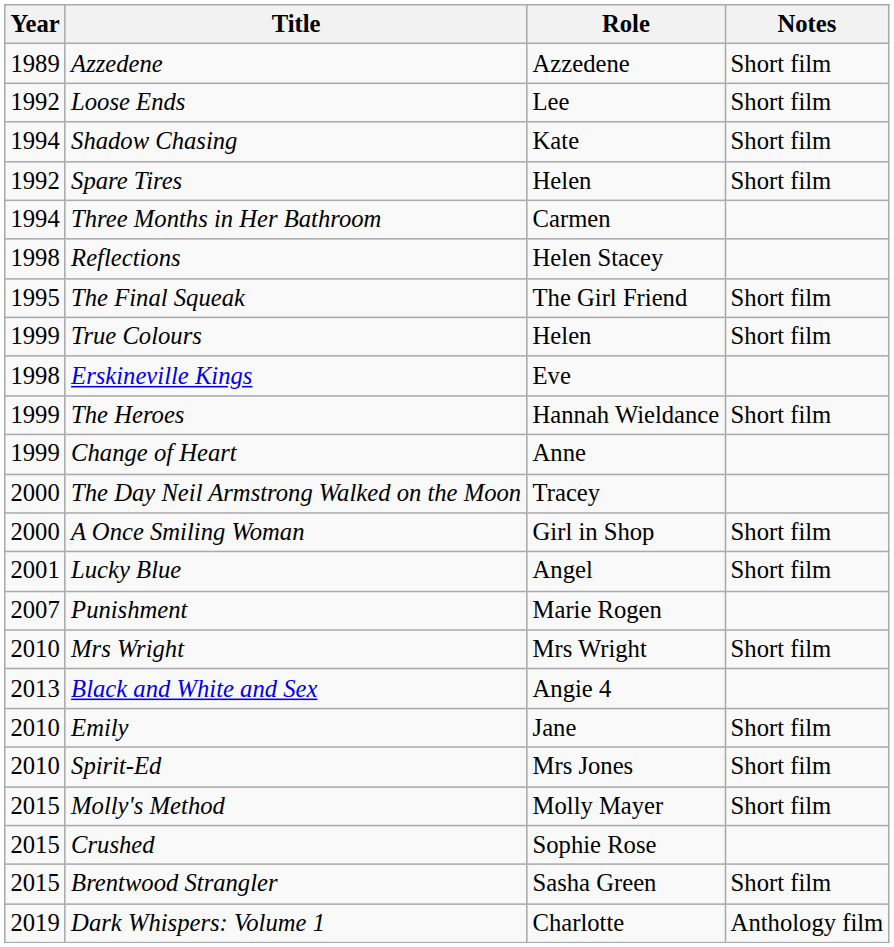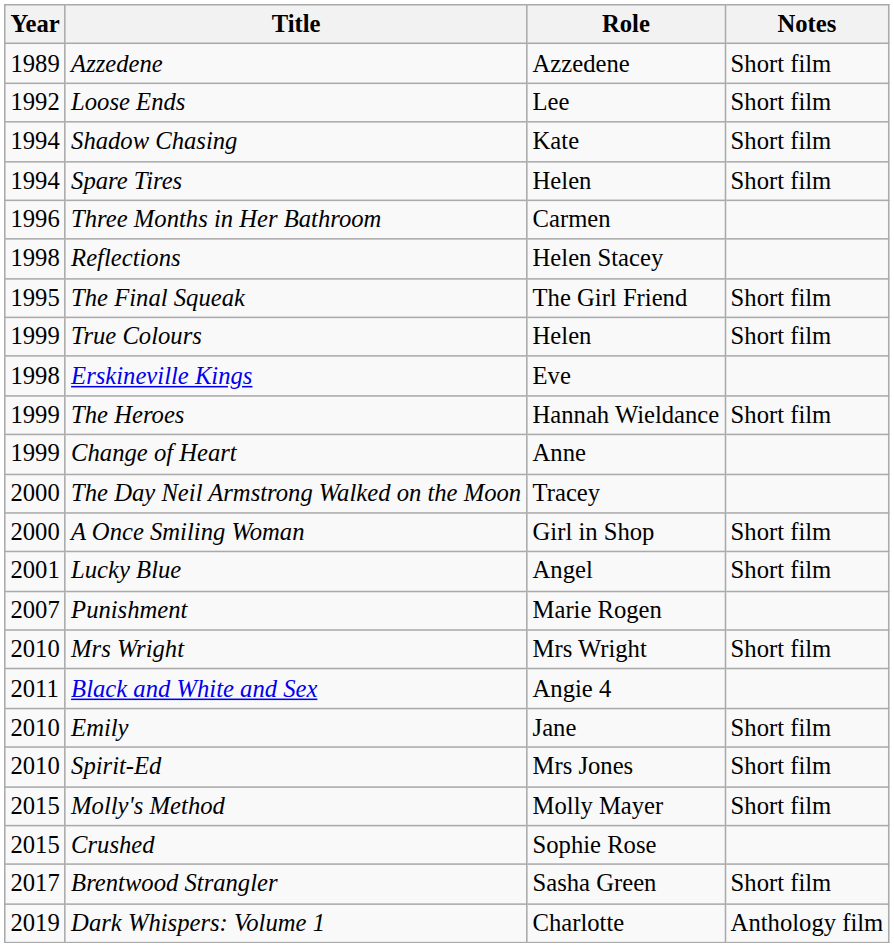(35, 180) 1992 -> (35, 180) 1994
(35, 219) 1994 -> (35, 219) 1996
(35, 688) 2013 -> (35, 688) 2011
(35, 883) 2015 -> (35, 883) 2017
